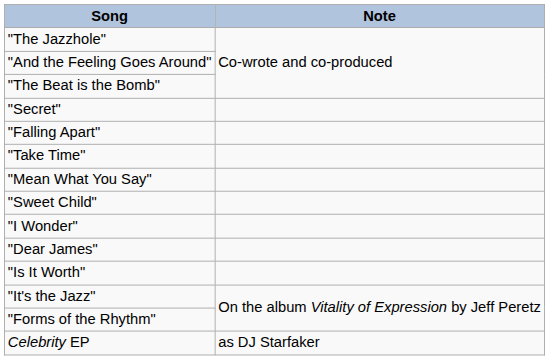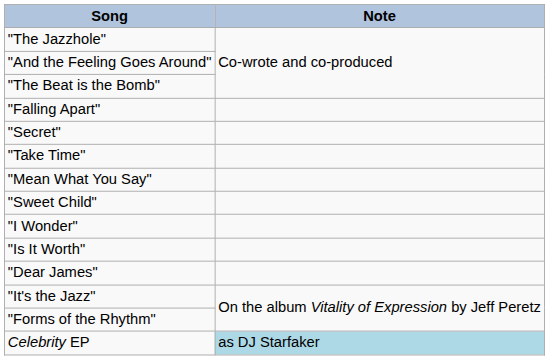rows swapped: (34, 109) <-> (54, 132)
rows swapped: (46, 272) <-> (53, 249)
(269, 343) no background -> (269, 343) lightblue background
